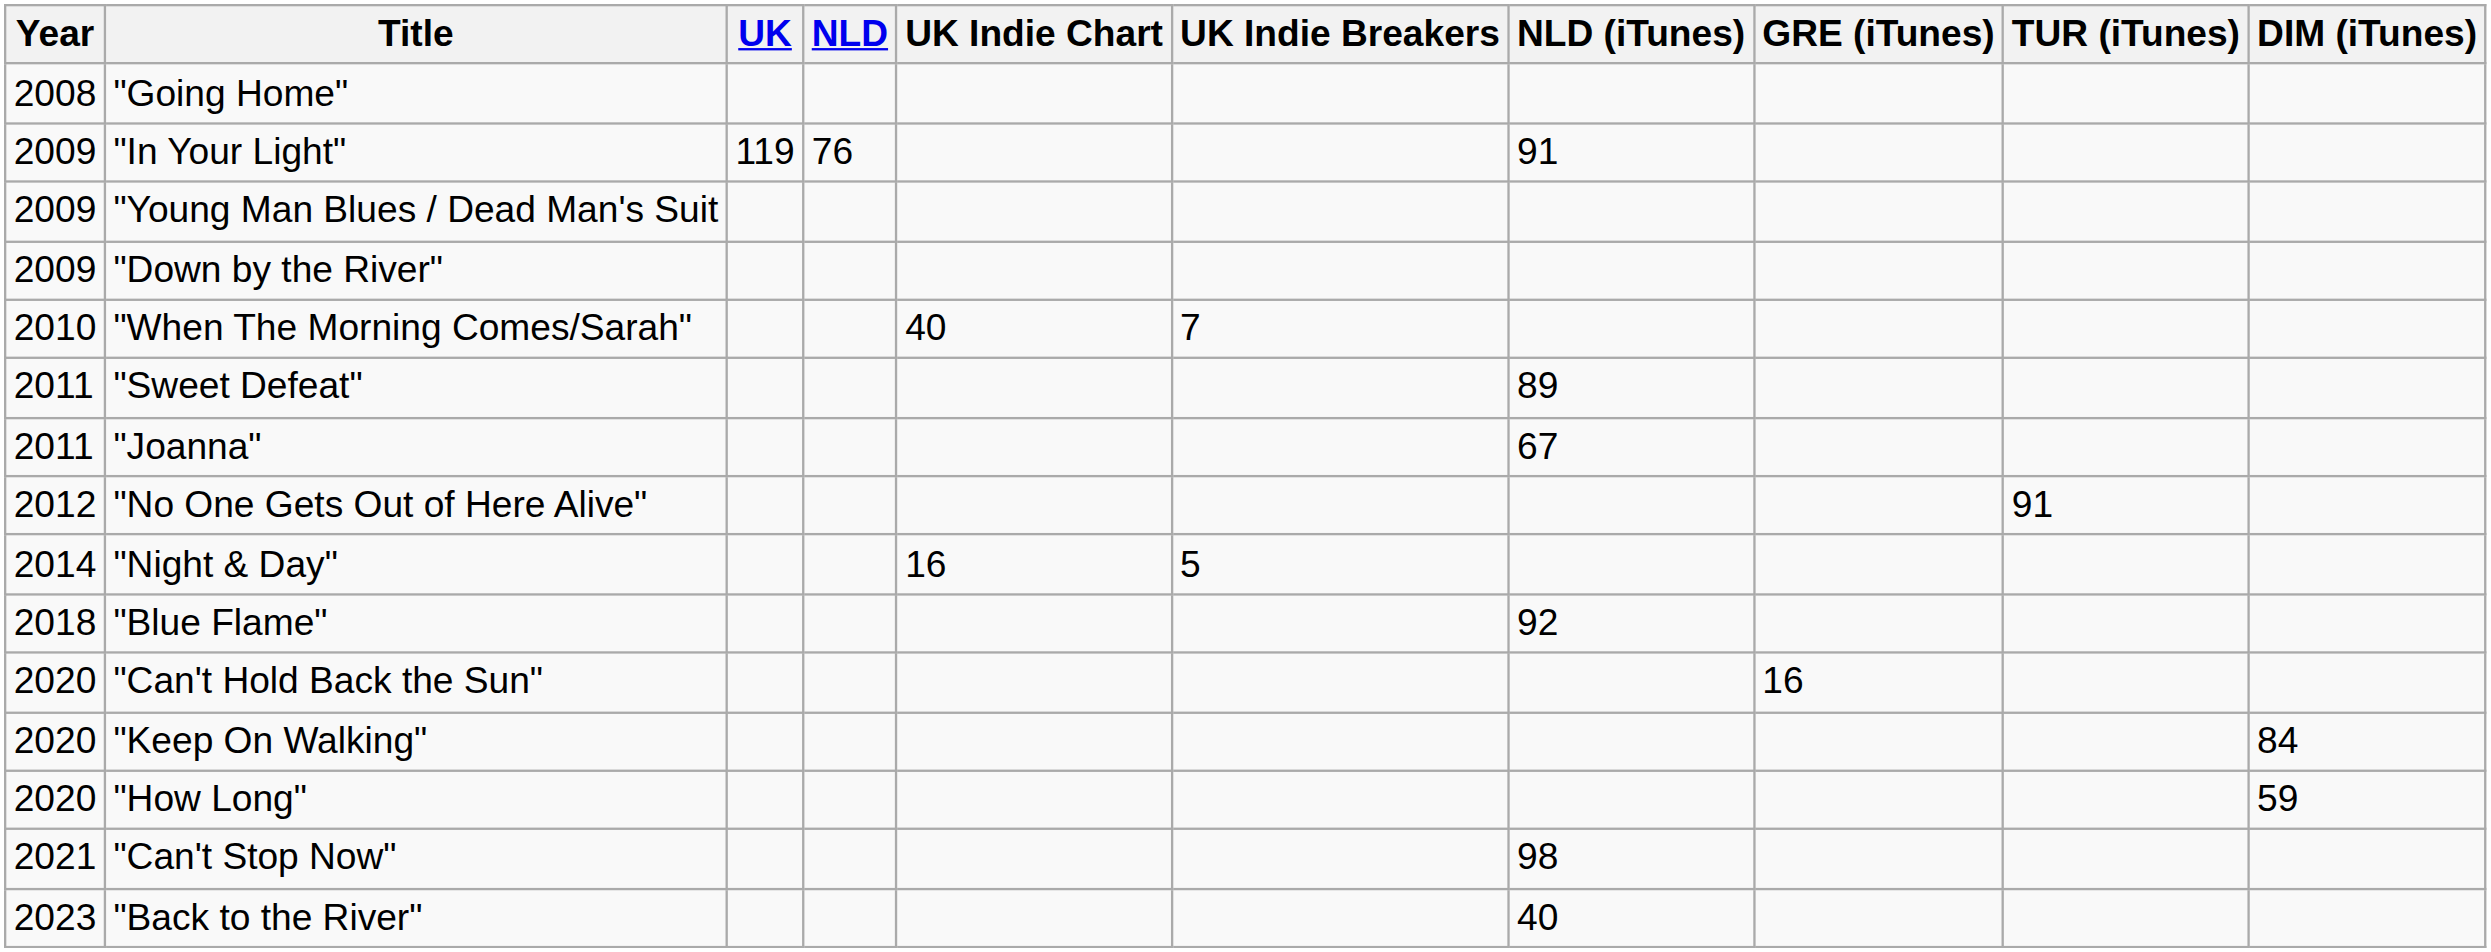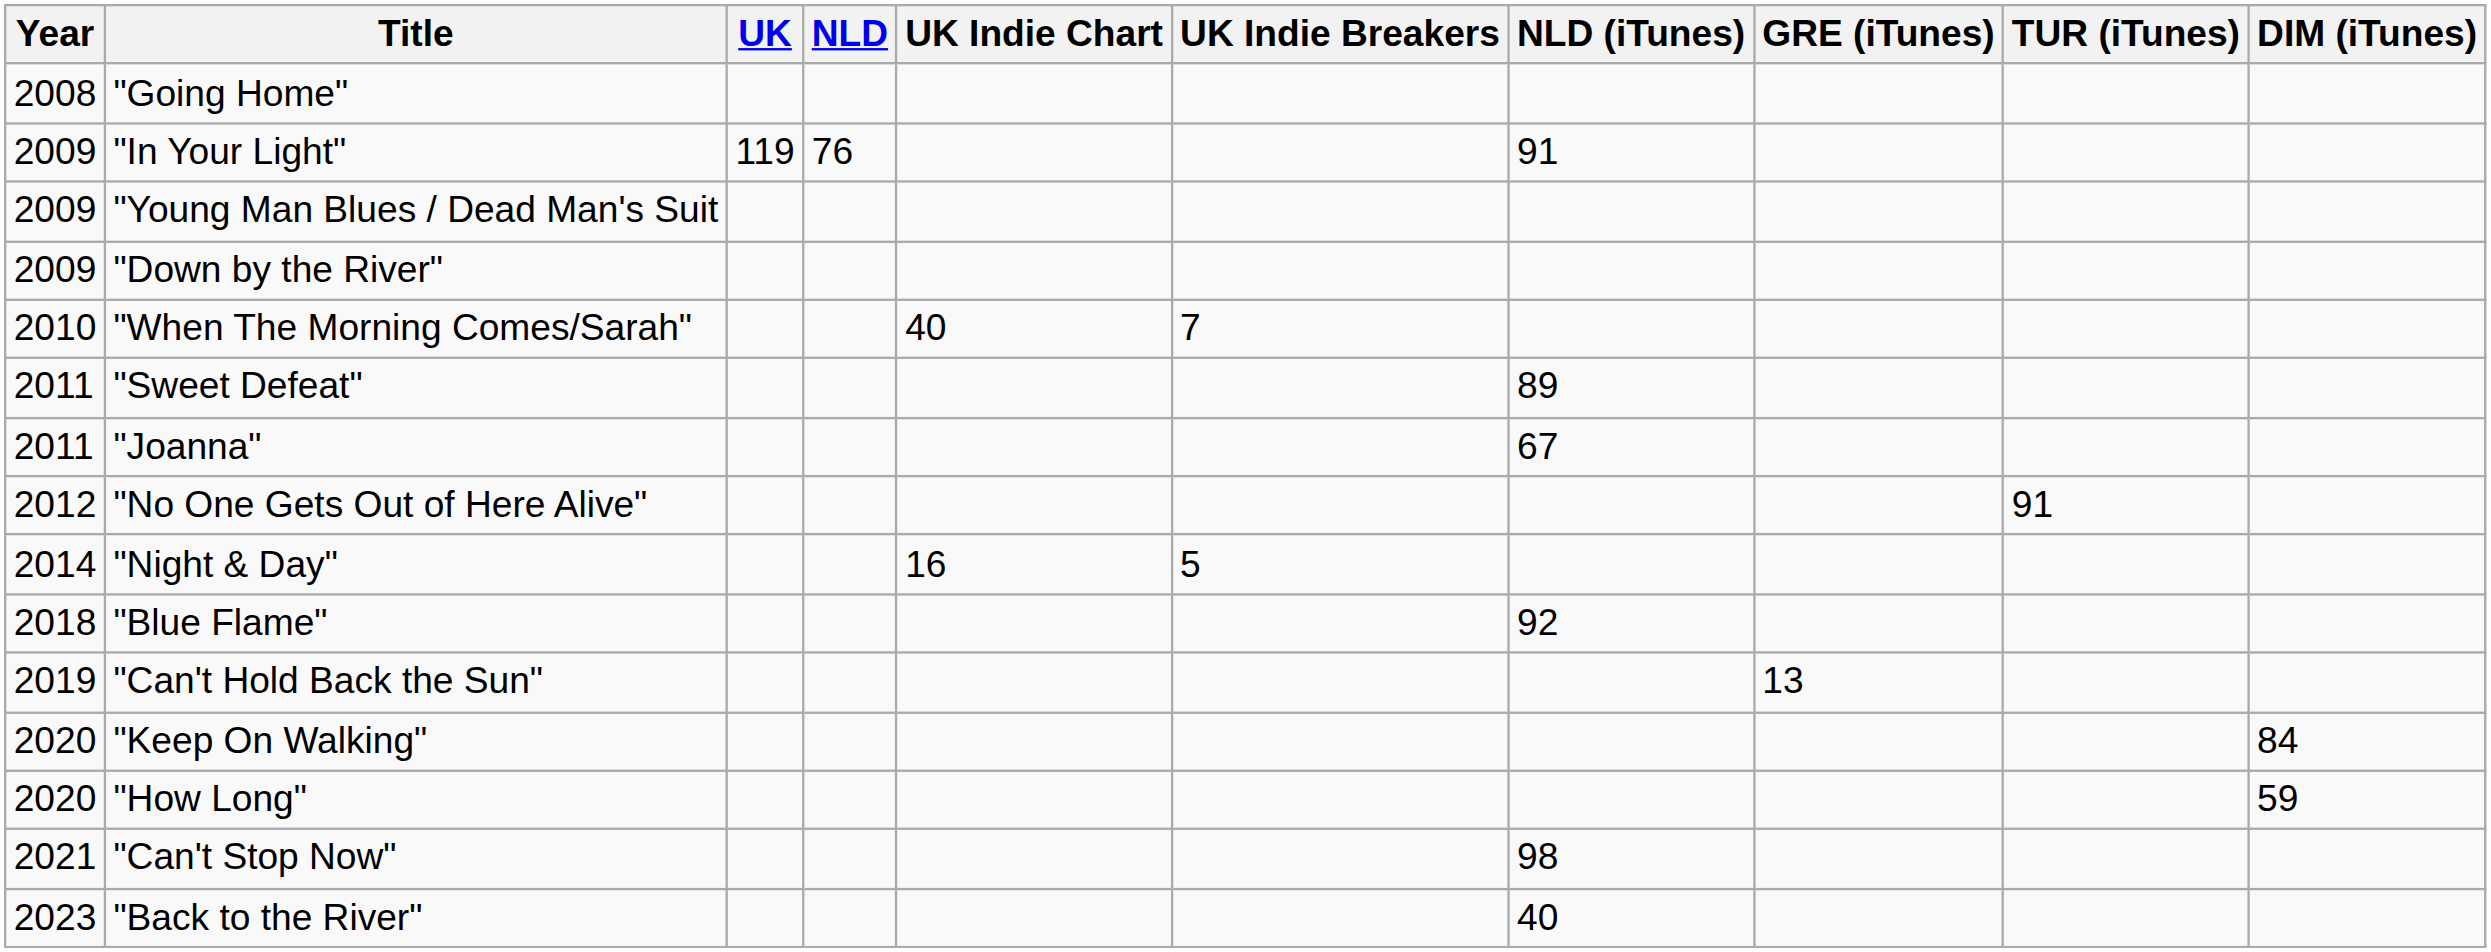(55, 681) 2020 -> (55, 681) 2019
(1783, 681) 16 -> (1783, 681) 13
